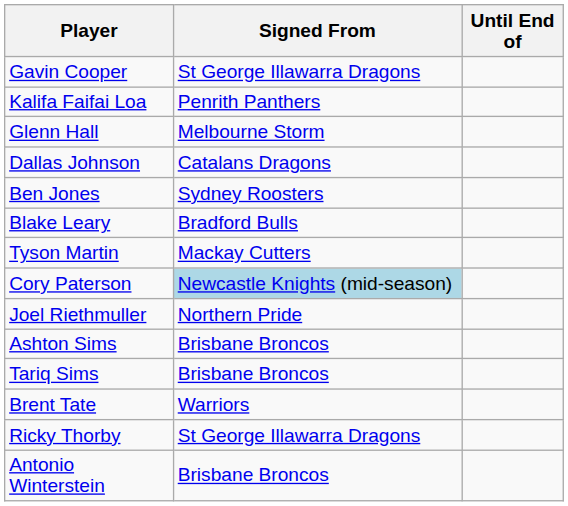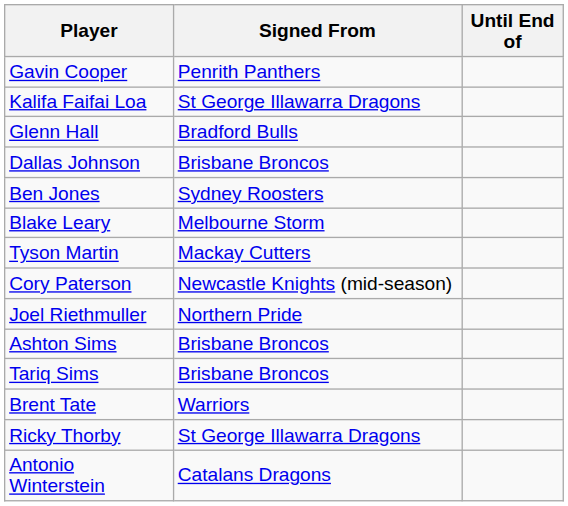(299, 72) St George Illawarra Dragons -> (249, 72) Penrith Panthers
(249, 102) Penrith Panthers -> (299, 102) St George Illawarra Dragons
(251, 132) Melbourne Storm -> (238, 132) Bradford Bulls
(254, 162) Catalans Dragons -> (253, 162) Brisbane Broncos
(238, 223) Bradford Bulls -> (251, 223) Melbourne Storm
(315, 284) lightblue background -> (315, 284) no background
(253, 476) Brisbane Broncos -> (254, 476) Catalans Dragons
